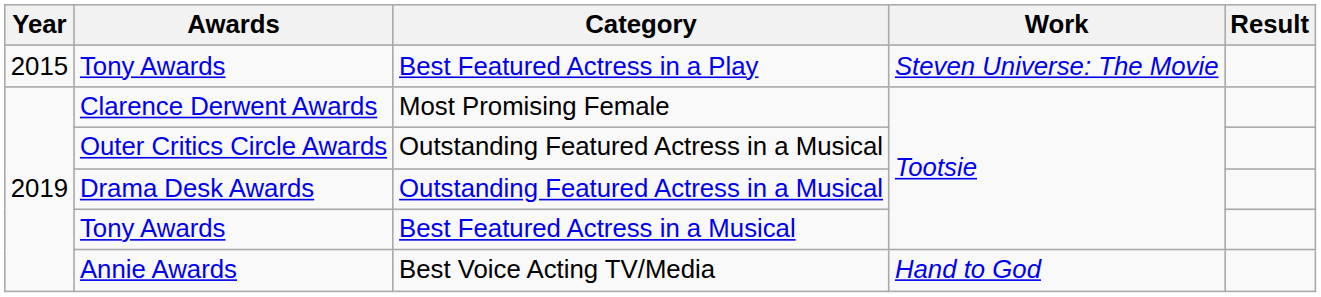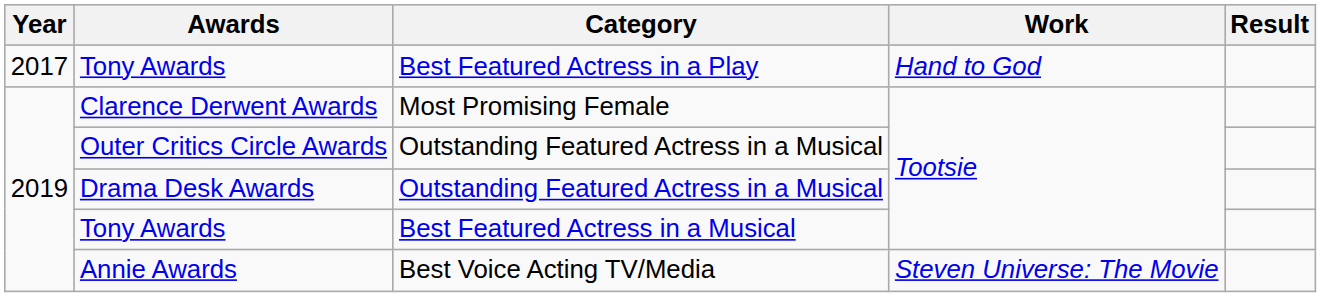(39, 65) 2015 -> (39, 65) 2017
(1057, 65) Steven Universe: The Movie -> (968, 65) Hand to God
(968, 270) Hand to God -> (1057, 270) Steven Universe: The Movie
